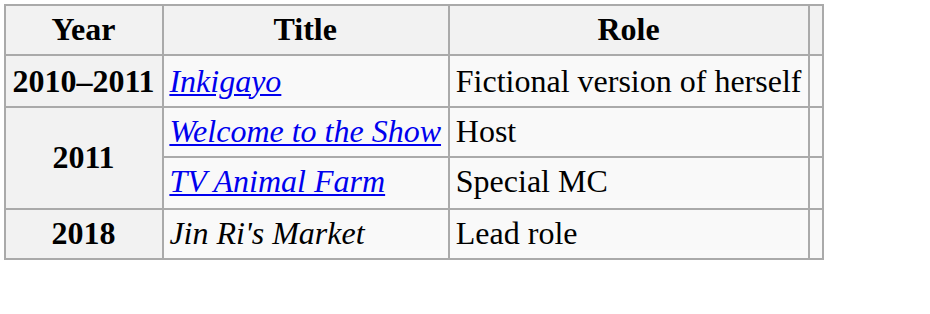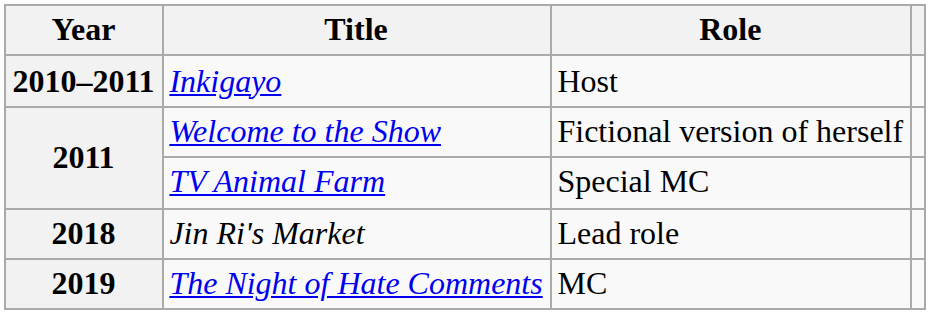(629, 80) Fictional version of herself -> (588, 80) Host
(486, 131) Host -> (730, 131) Fictional version of herself
+ row: (356, 283)
